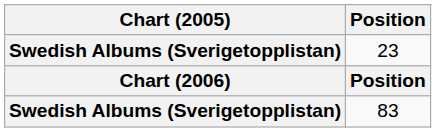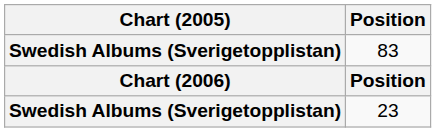rows swapped: (388, 50) <-> (388, 111)
